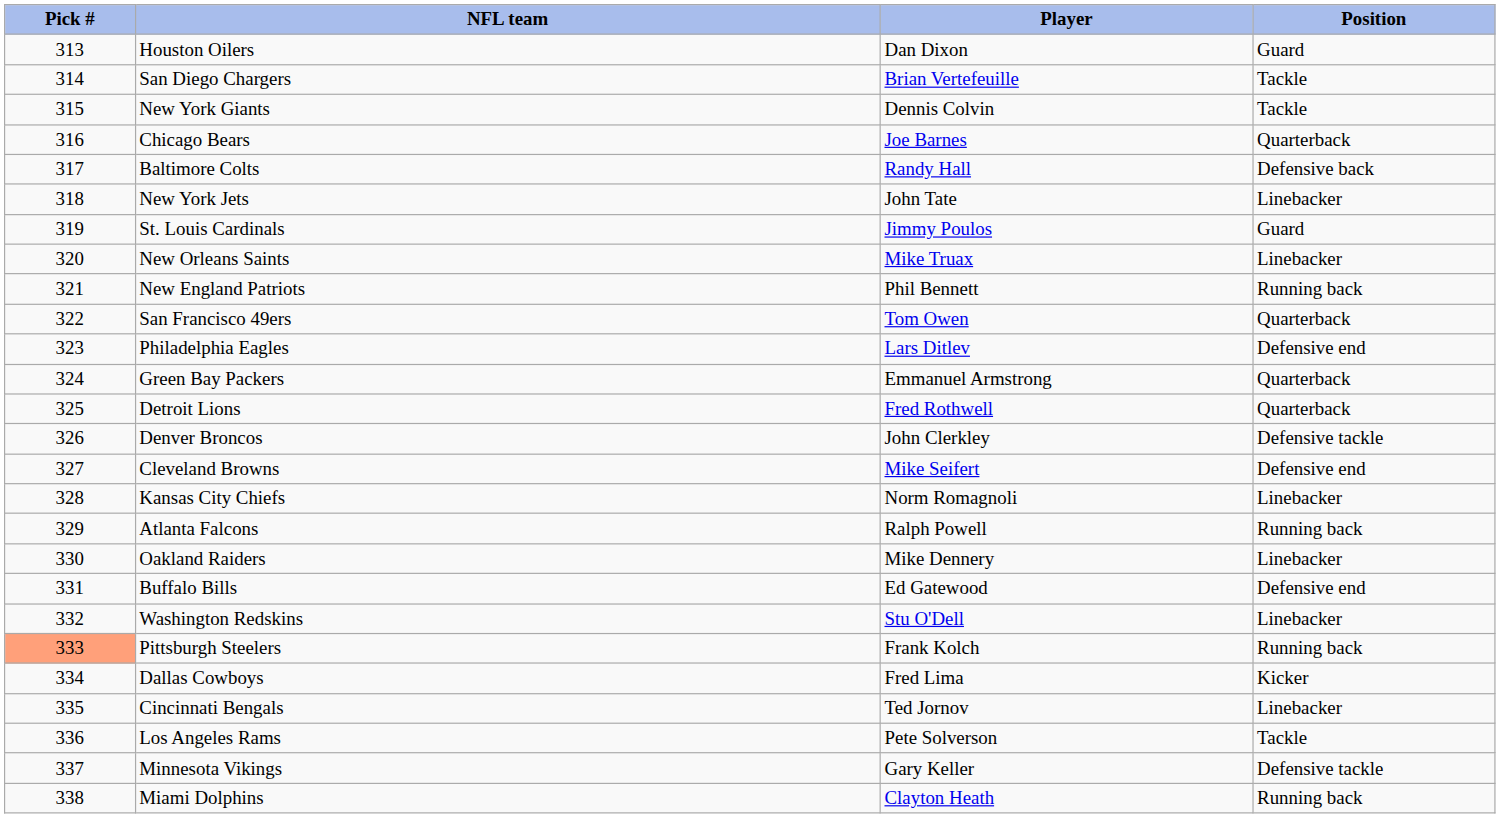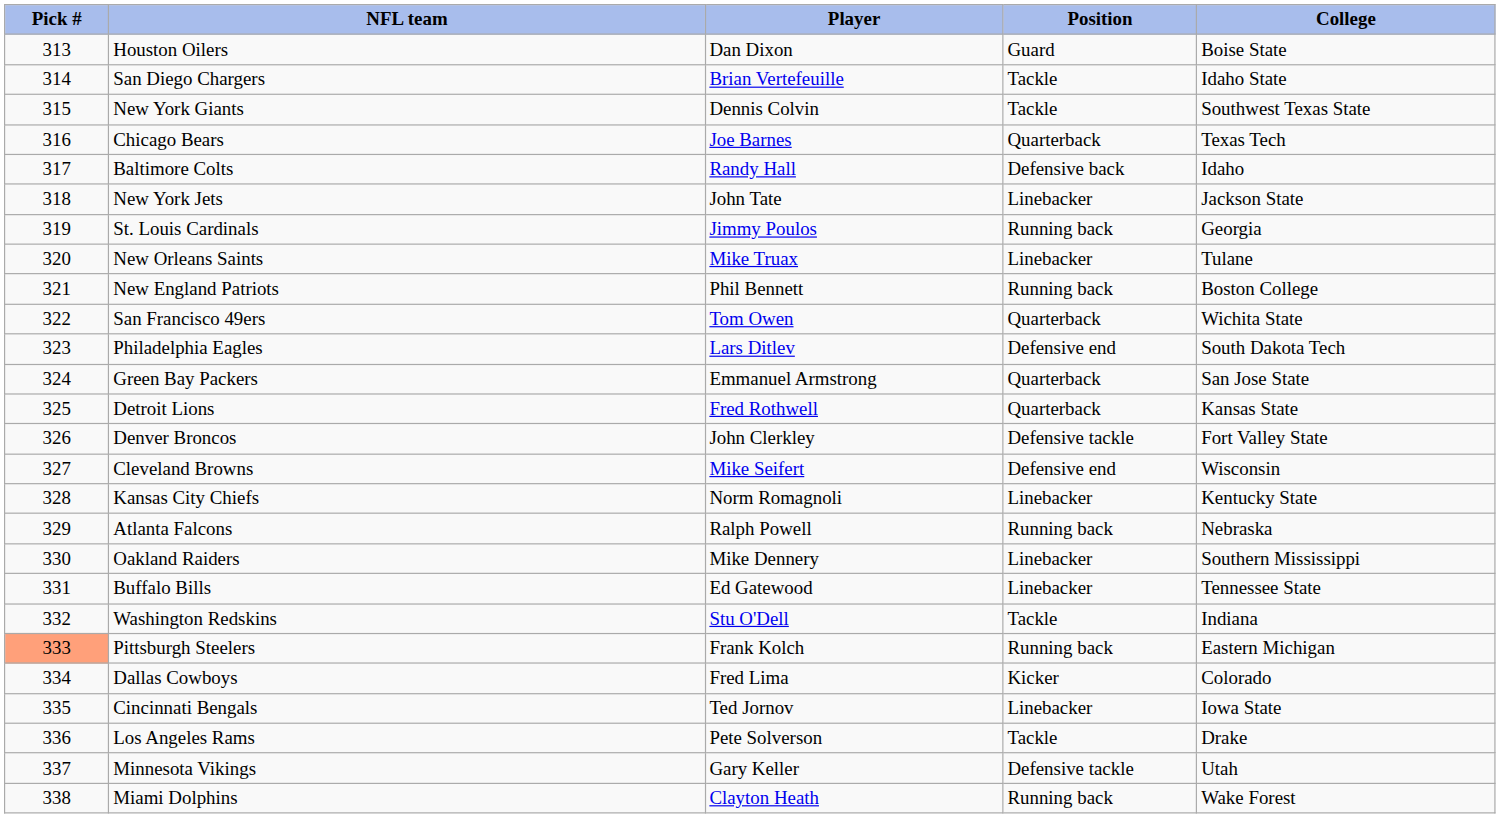+ column: (1346, 19)
(1281, 229) Guard -> (1060, 229) Running back
(1311, 588) Defensive end -> (1050, 588) Linebacker
(1300, 618) Linebacker -> (1032, 618) Tackle
